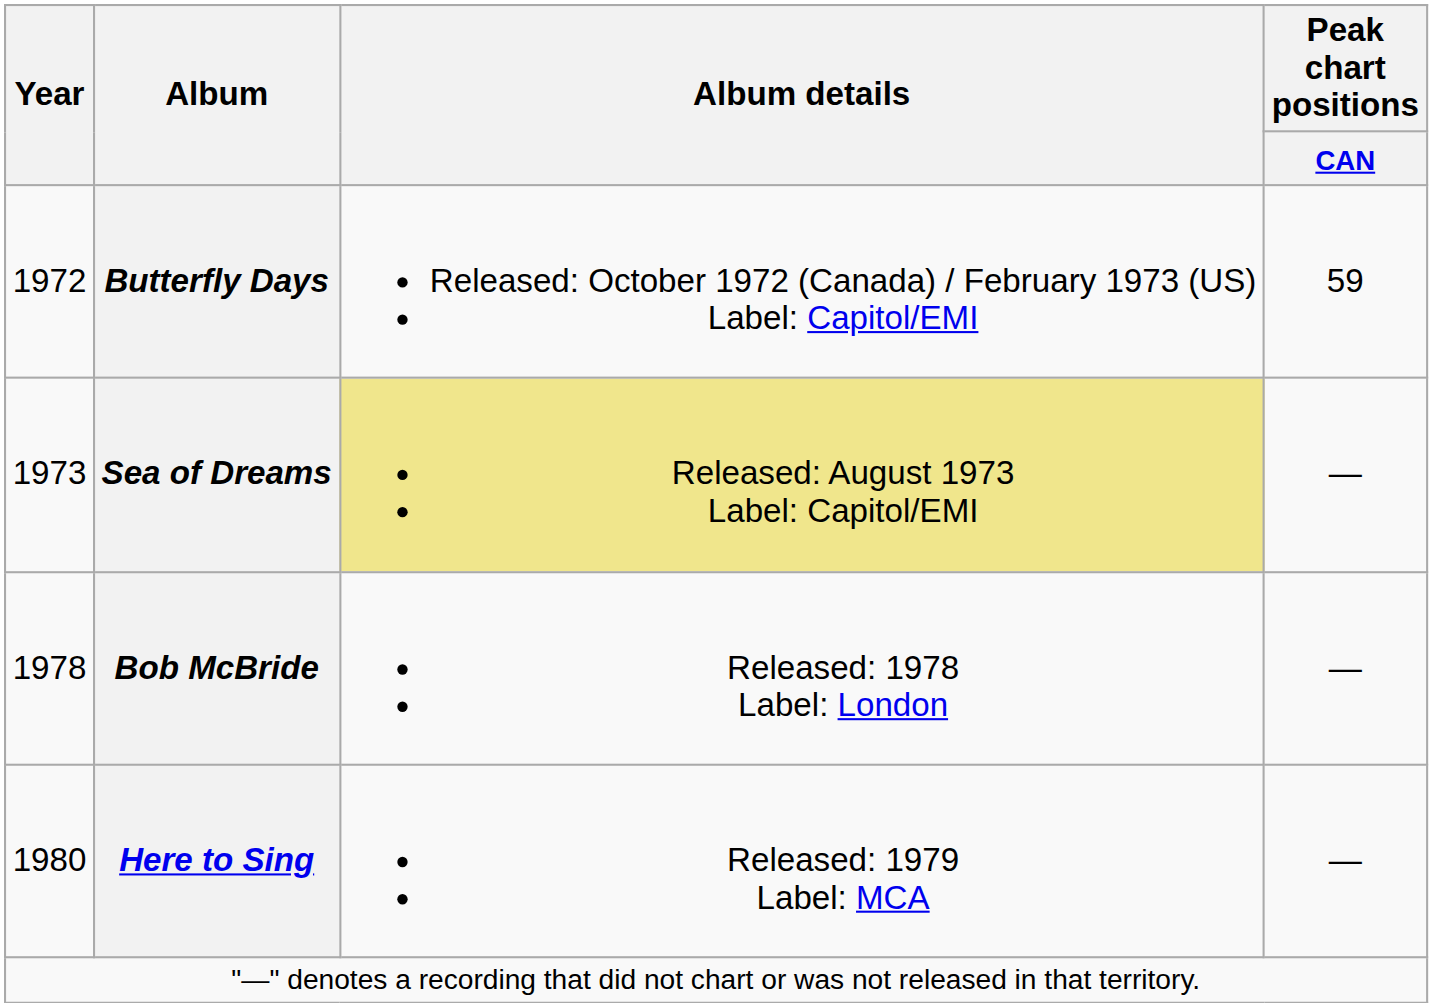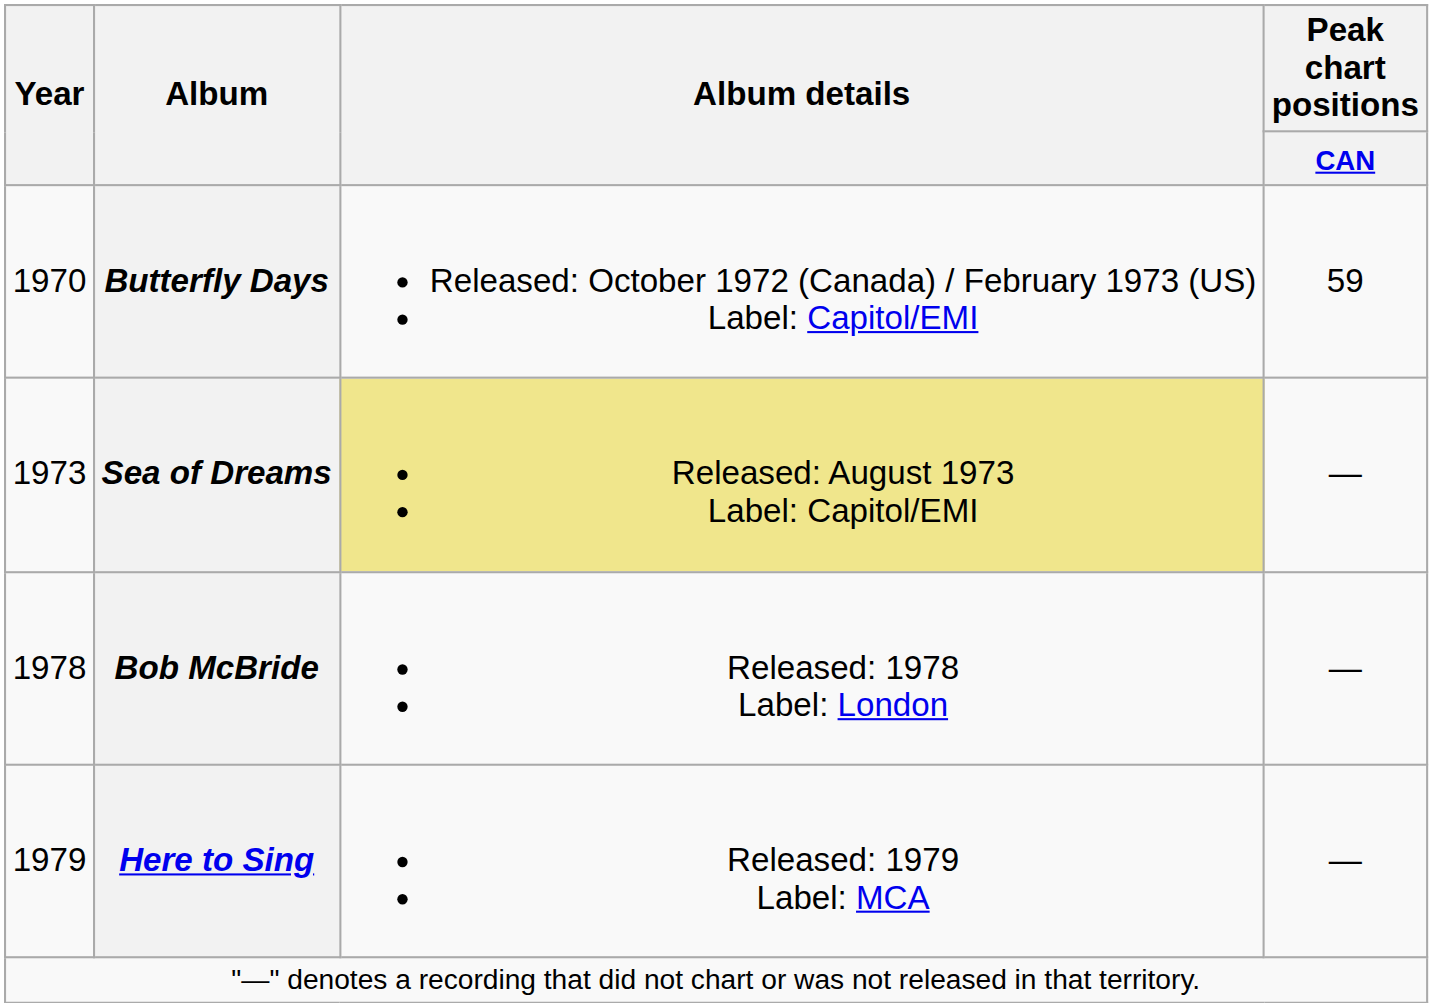(50, 280) 1972 -> (50, 280) 1970
(50, 860) 1980 -> (50, 860) 1979
